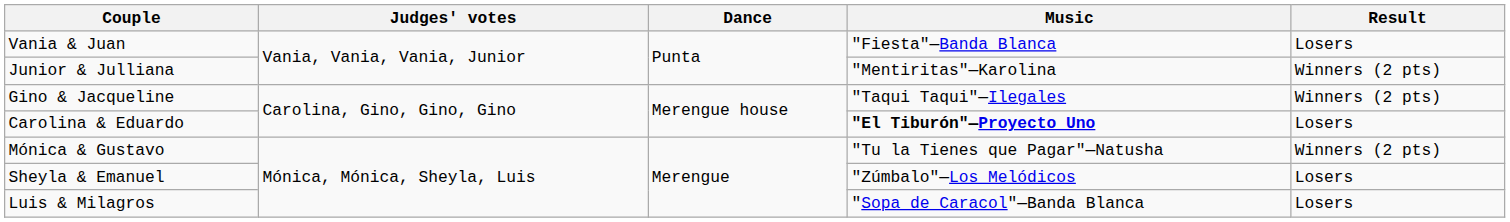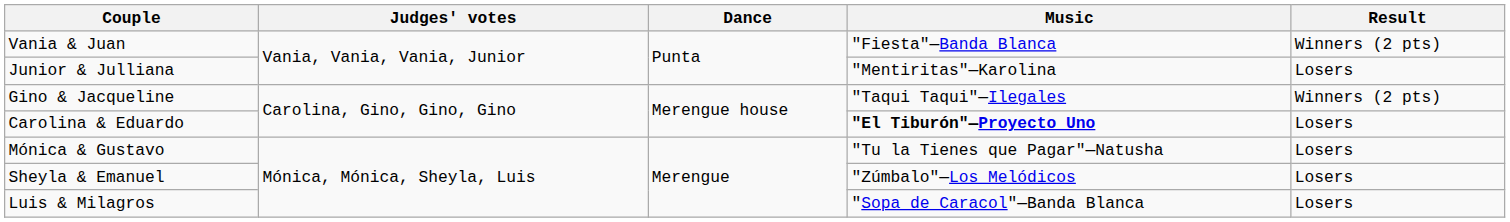(1324, 44) Losers -> (1368, 44) Winners (2 pts)
(1368, 71) Winners (2 pts) -> (1324, 71) Losers
(1368, 150) Winners (2 pts) -> (1324, 150) Losers
